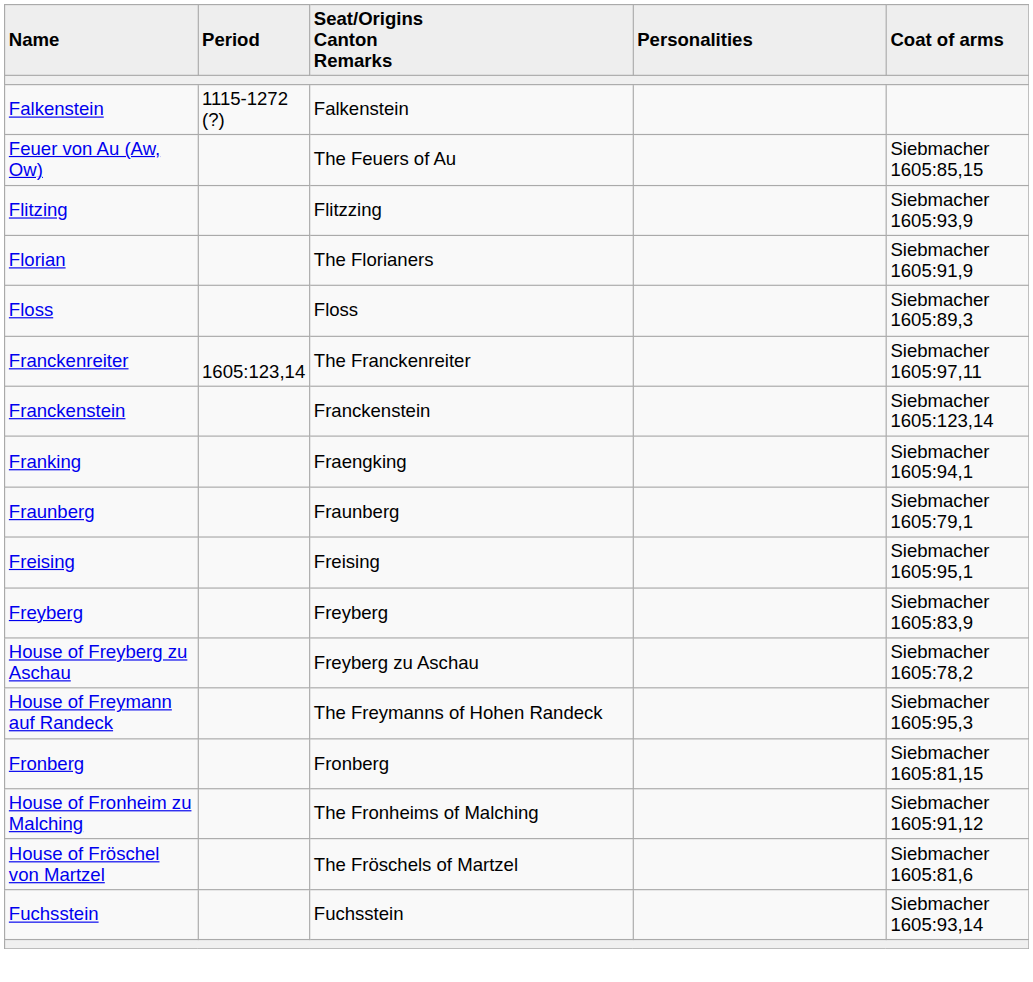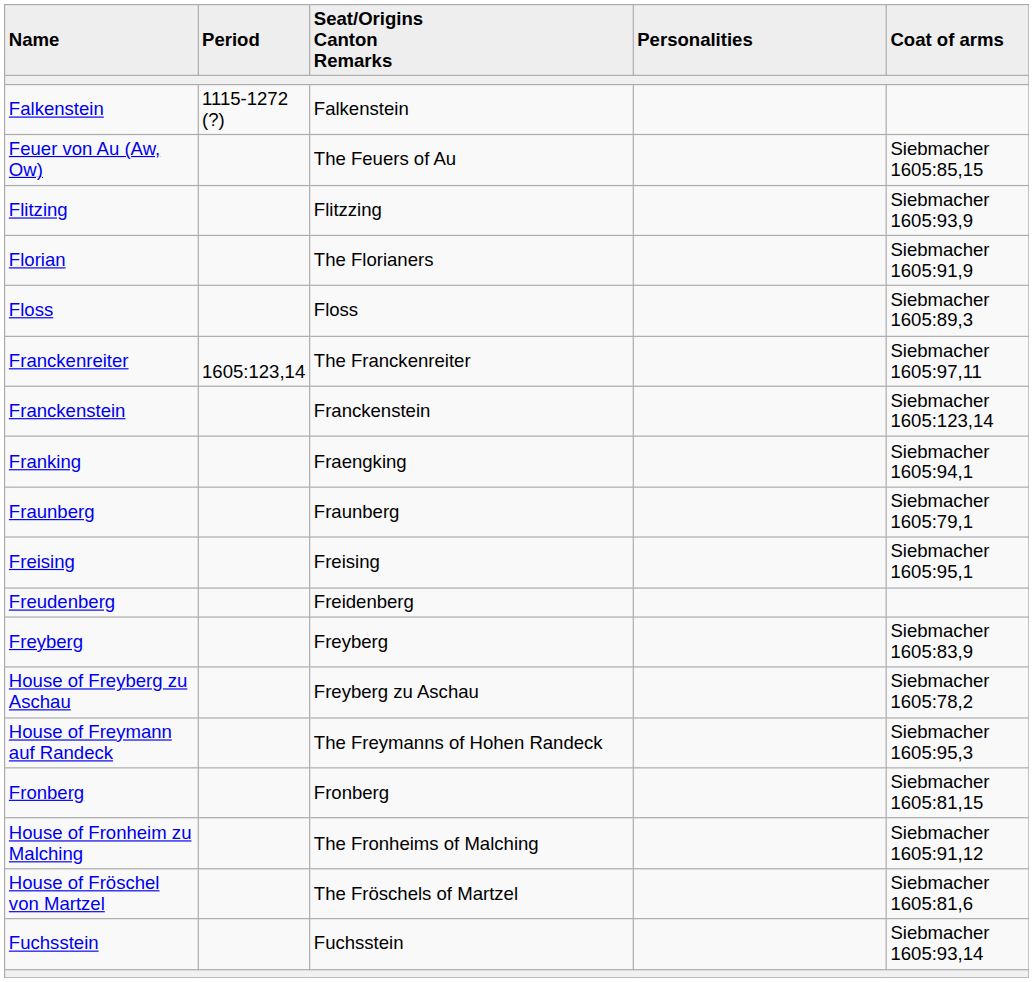+ row: (62, 602)
